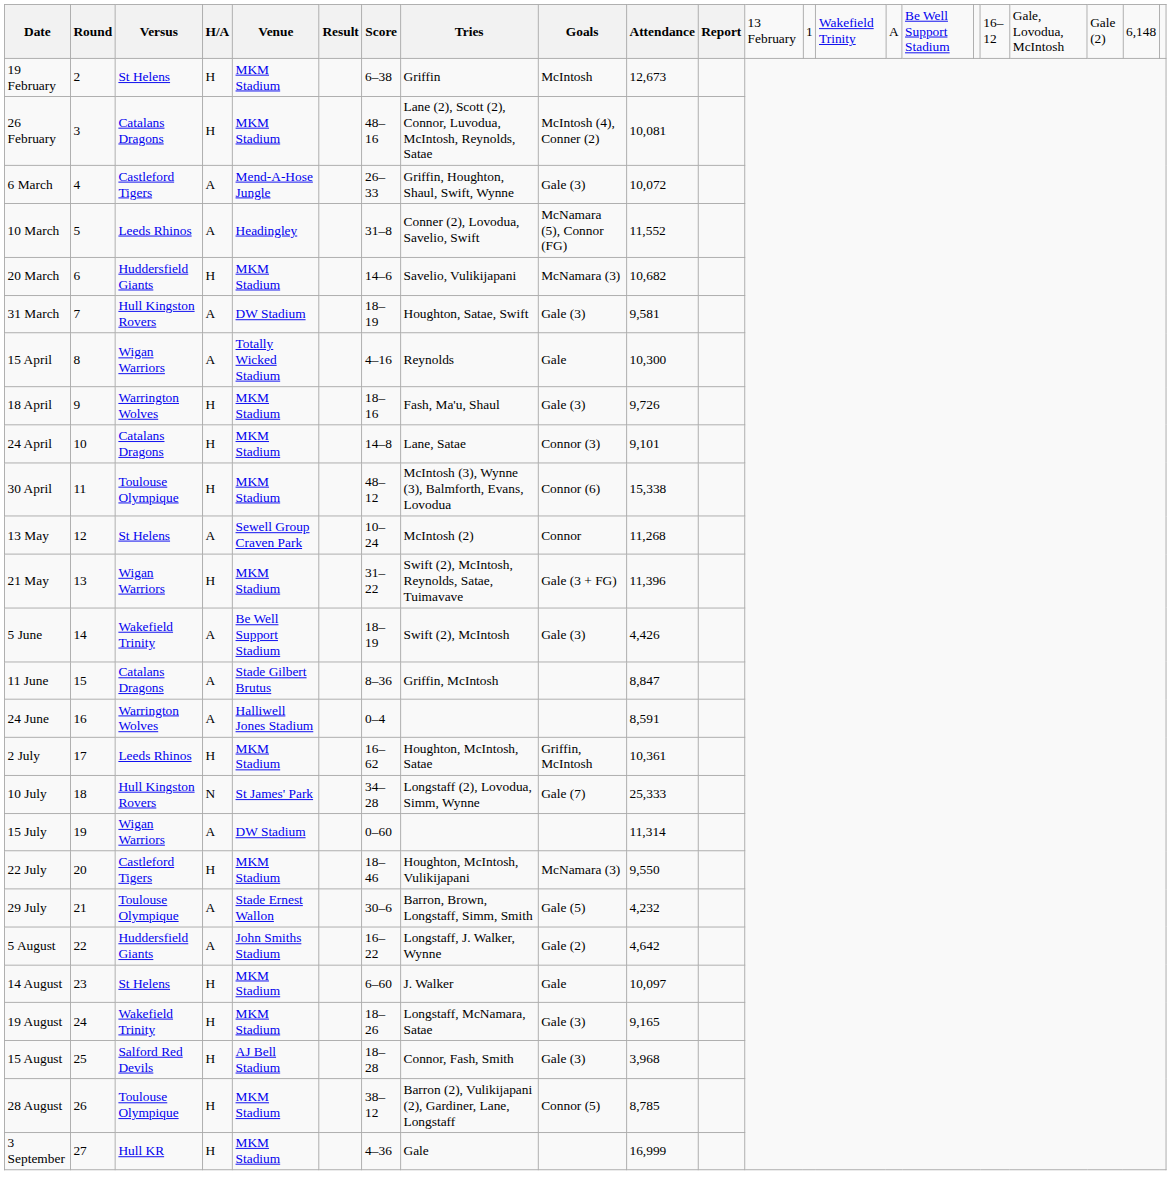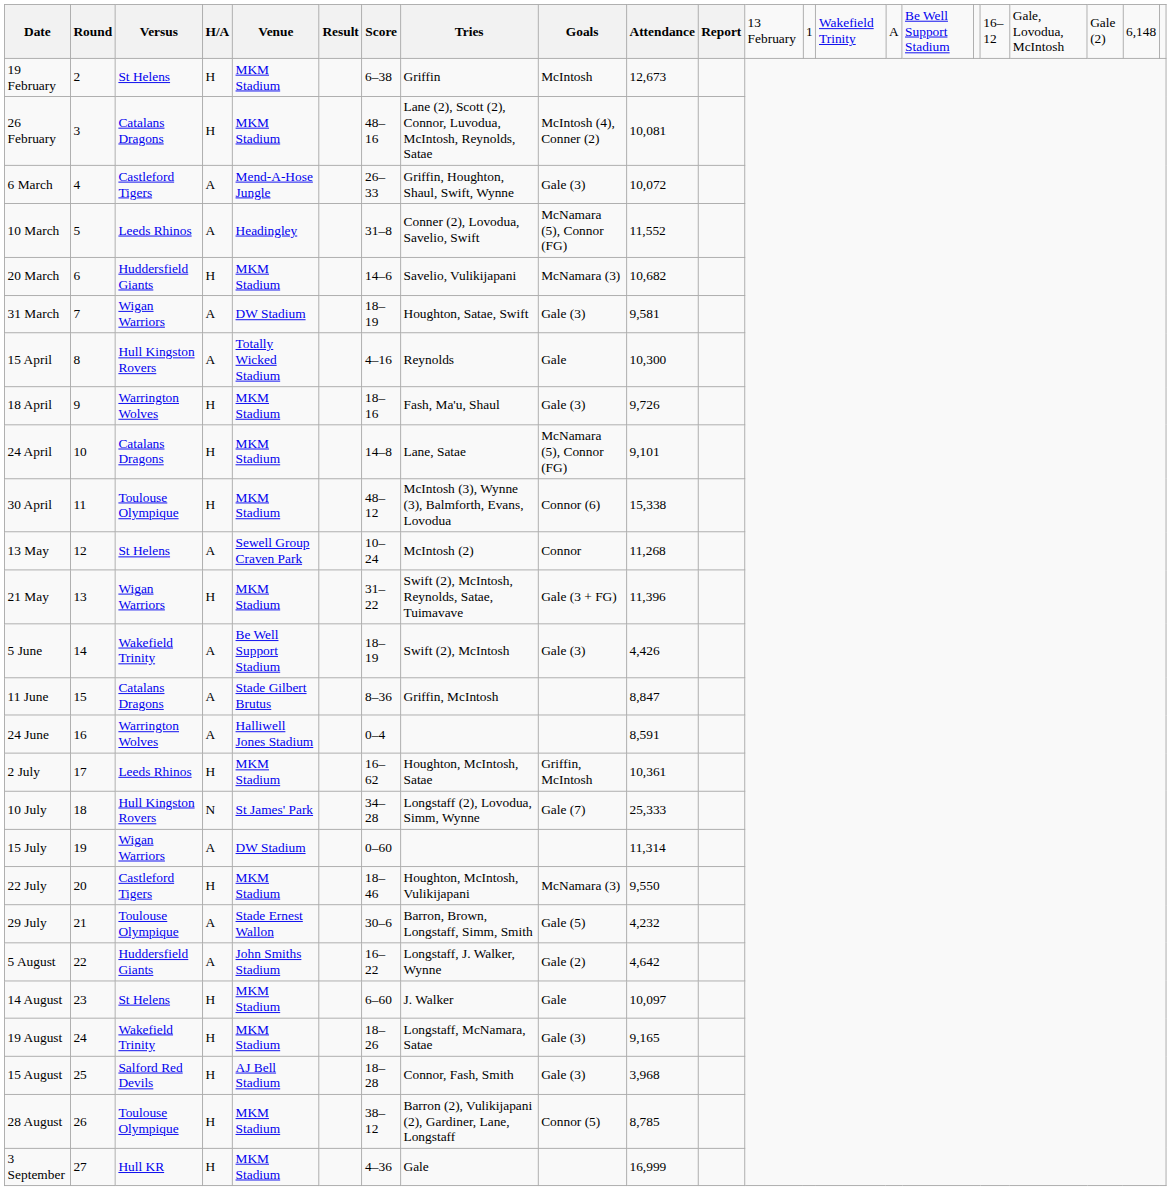(156, 314) Hull Kingston Rovers -> (142, 314) Wigan Warriors
(142, 360) Wigan Warriors -> (156, 360) Hull Kingston Rovers
(571, 443) Connor (3) -> (572, 451) McNamara (5), Connor (FG)
